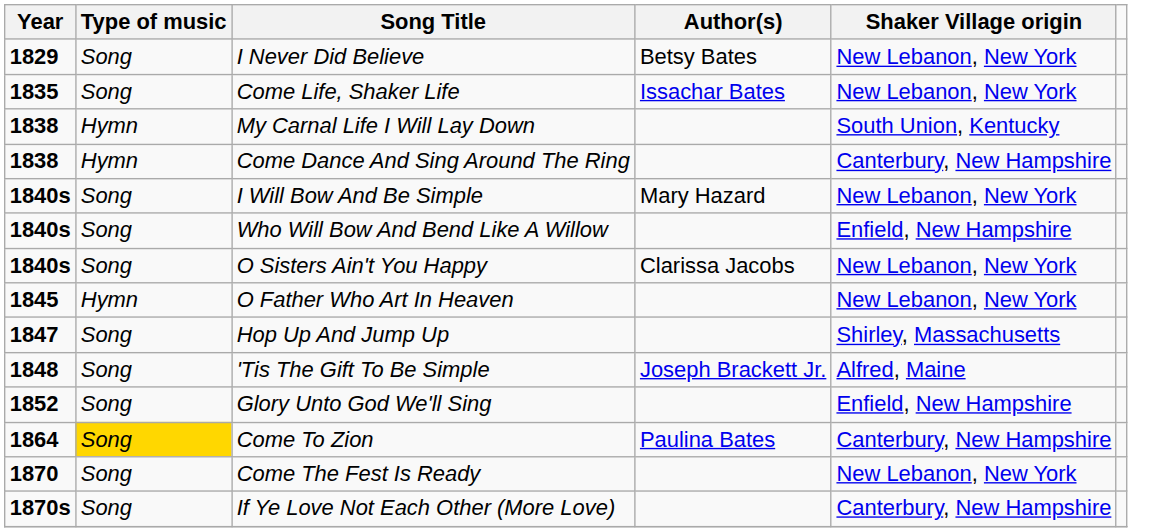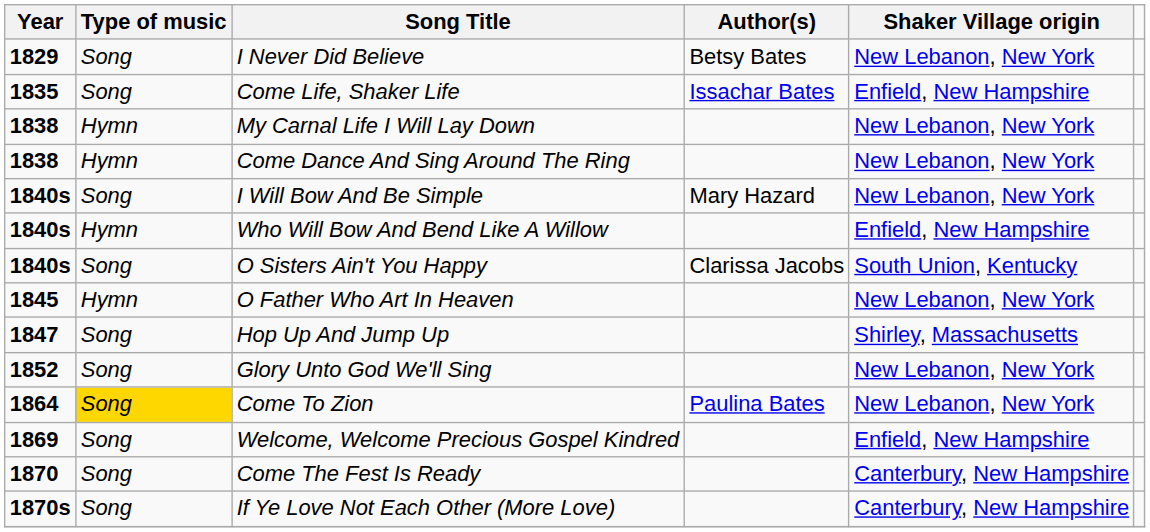(956, 91) New Lebanon, New York -> (972, 91) Enfield, New Hampshire
(948, 126) South Union, Kentucky -> (974, 126) New Lebanon, New York
(974, 160) Canterbury, New Hampshire -> (974, 160) New Lebanon, New York
(106, 230) Song -> (109, 230) Hymn
(956, 265) New Lebanon, New York -> (966, 265) South Union, Kentucky
- row: (363, 369)
(954, 404) Enfield, New Hampshire -> (974, 369) New Lebanon, New York
(974, 439) Canterbury, New Hampshire -> (974, 404) New Lebanon, New York
+ row: (458, 439)
(956, 473) New Lebanon, New York -> (992, 473) Canterbury, New Hampshire
